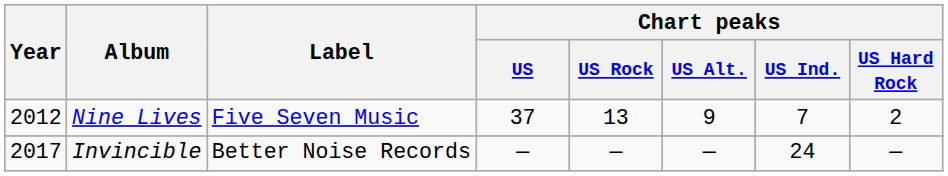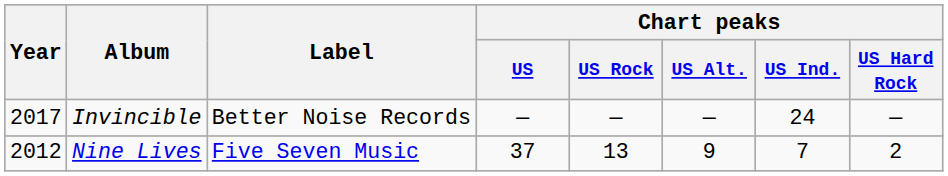rows swapped: (137, 118) <-> (137, 153)
